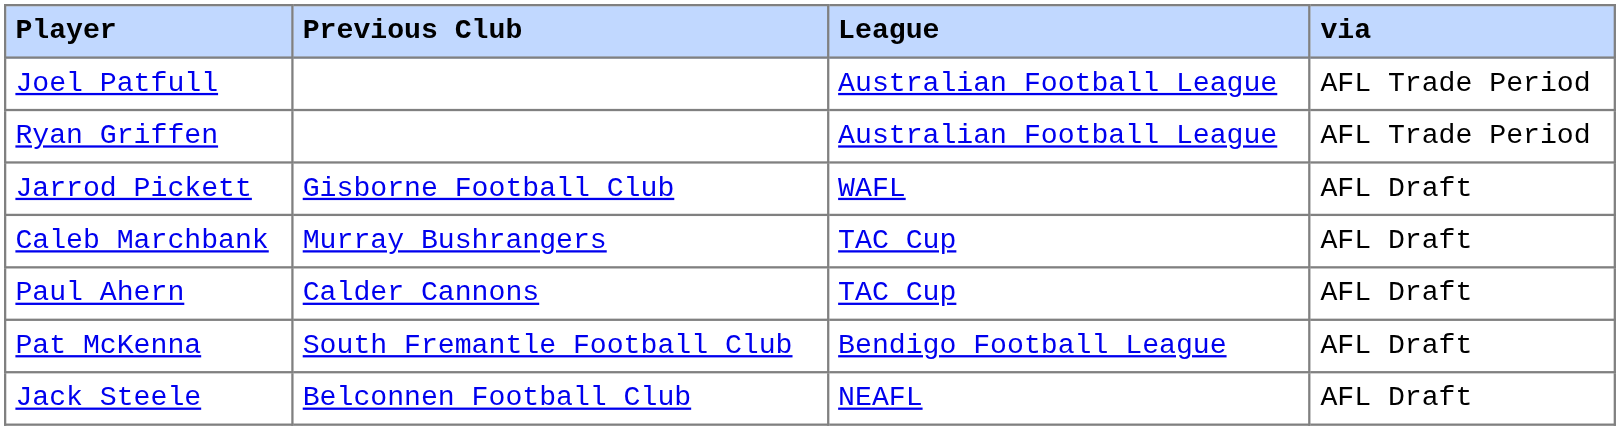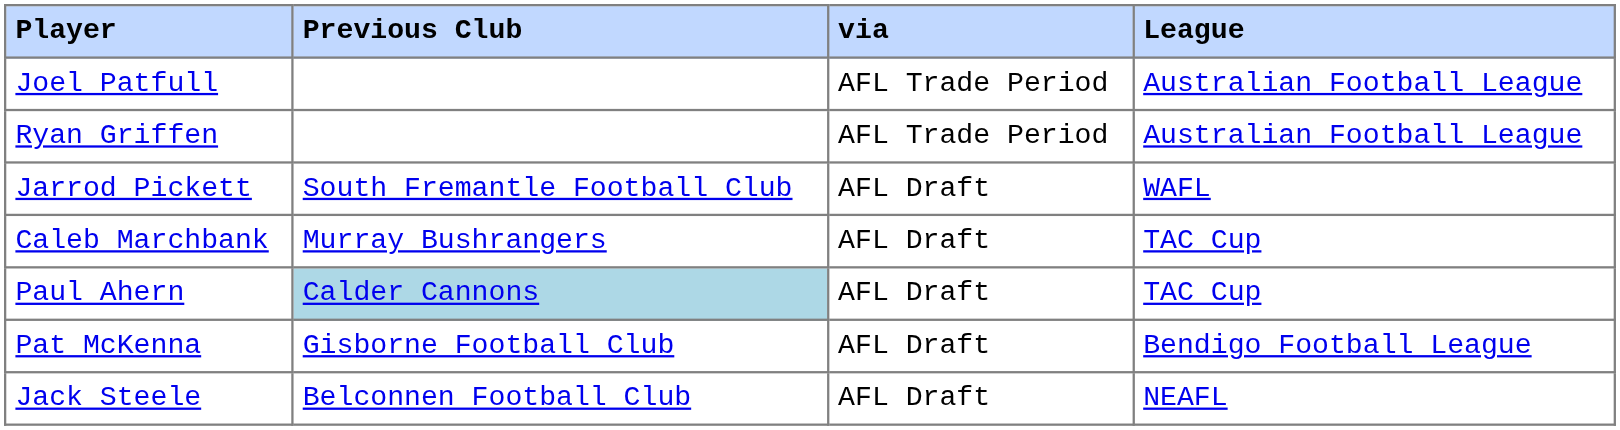columns swapped: (889, 31) <-> (1346, 31)
(488, 189) Gisborne Football Club -> (548, 189) South Fremantle Football Club
(421, 294) no background -> (421, 294) lightblue background
(548, 346) South Fremantle Football Club -> (488, 346) Gisborne Football Club
